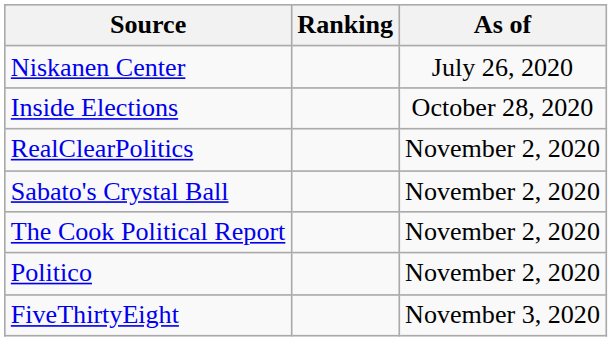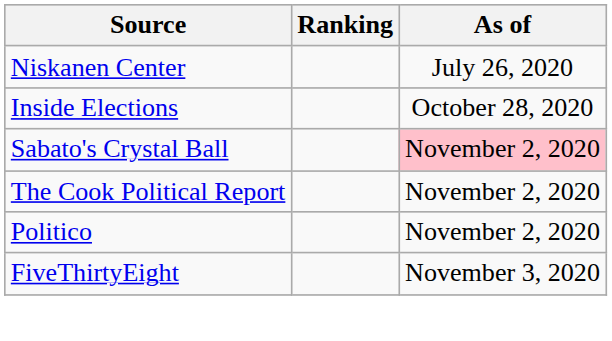- row: (102, 149)
(502, 190) no background -> (502, 149) pink background
